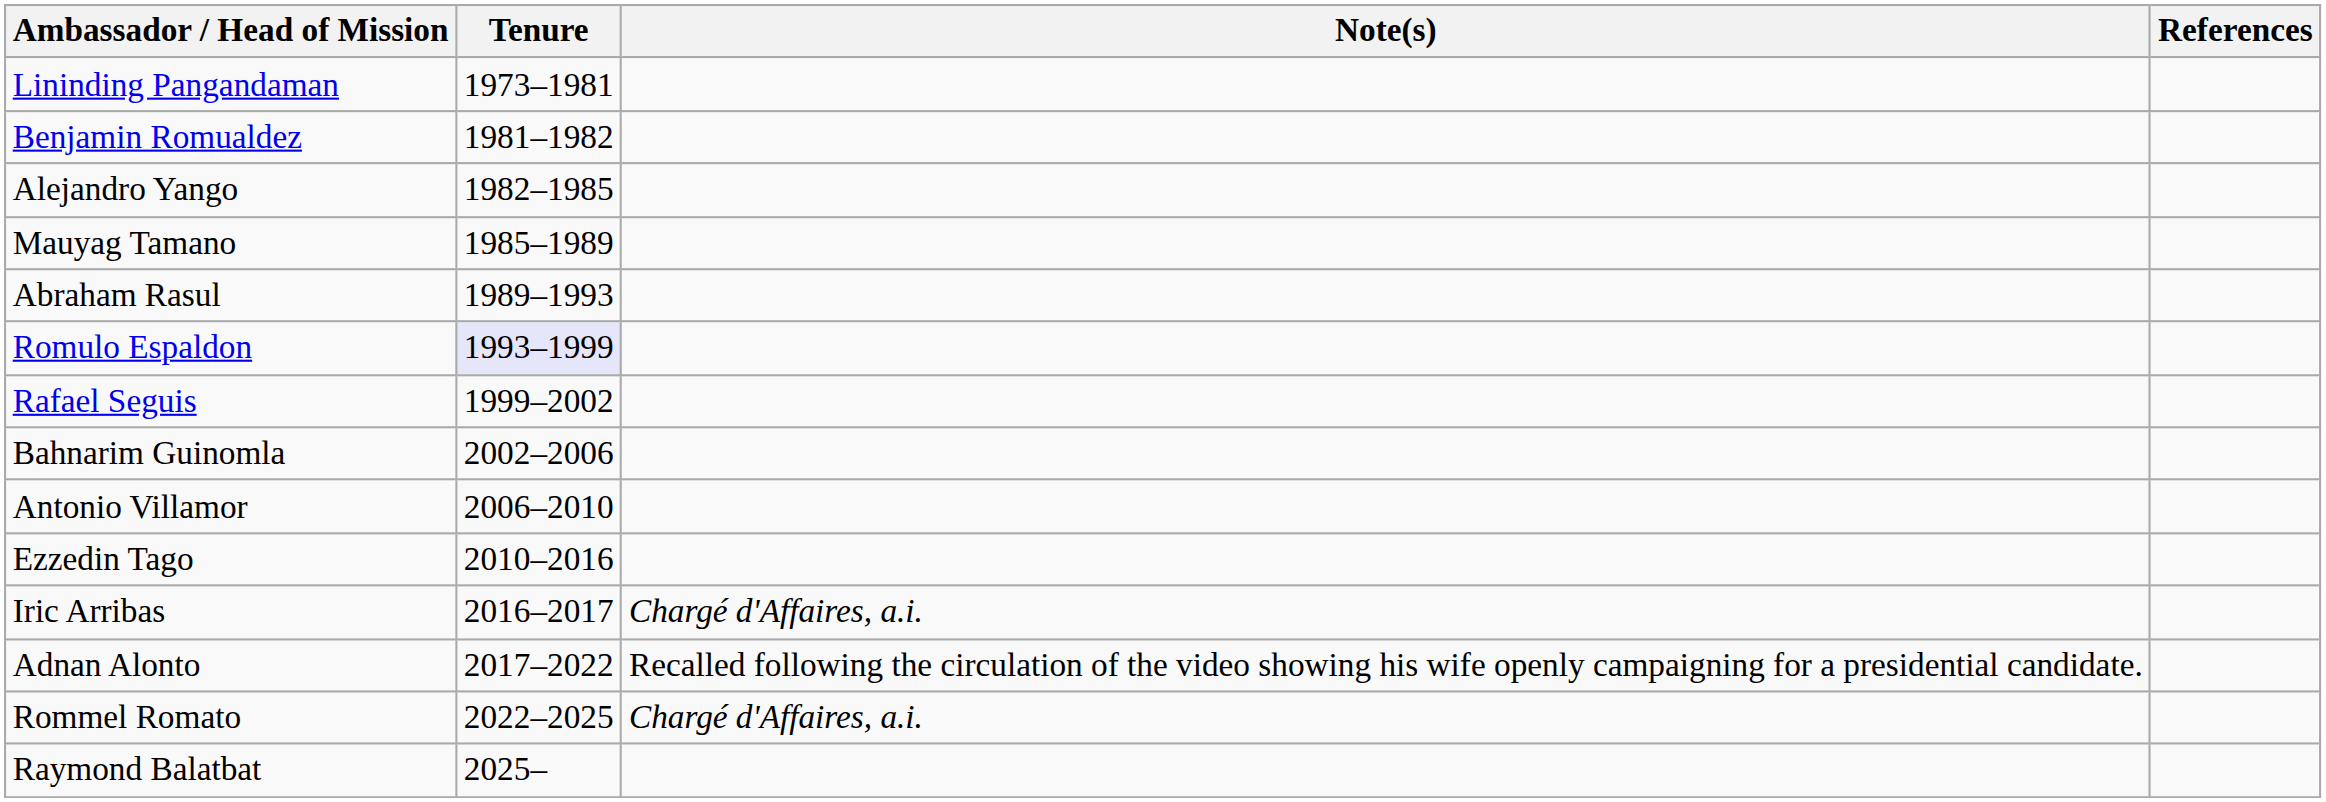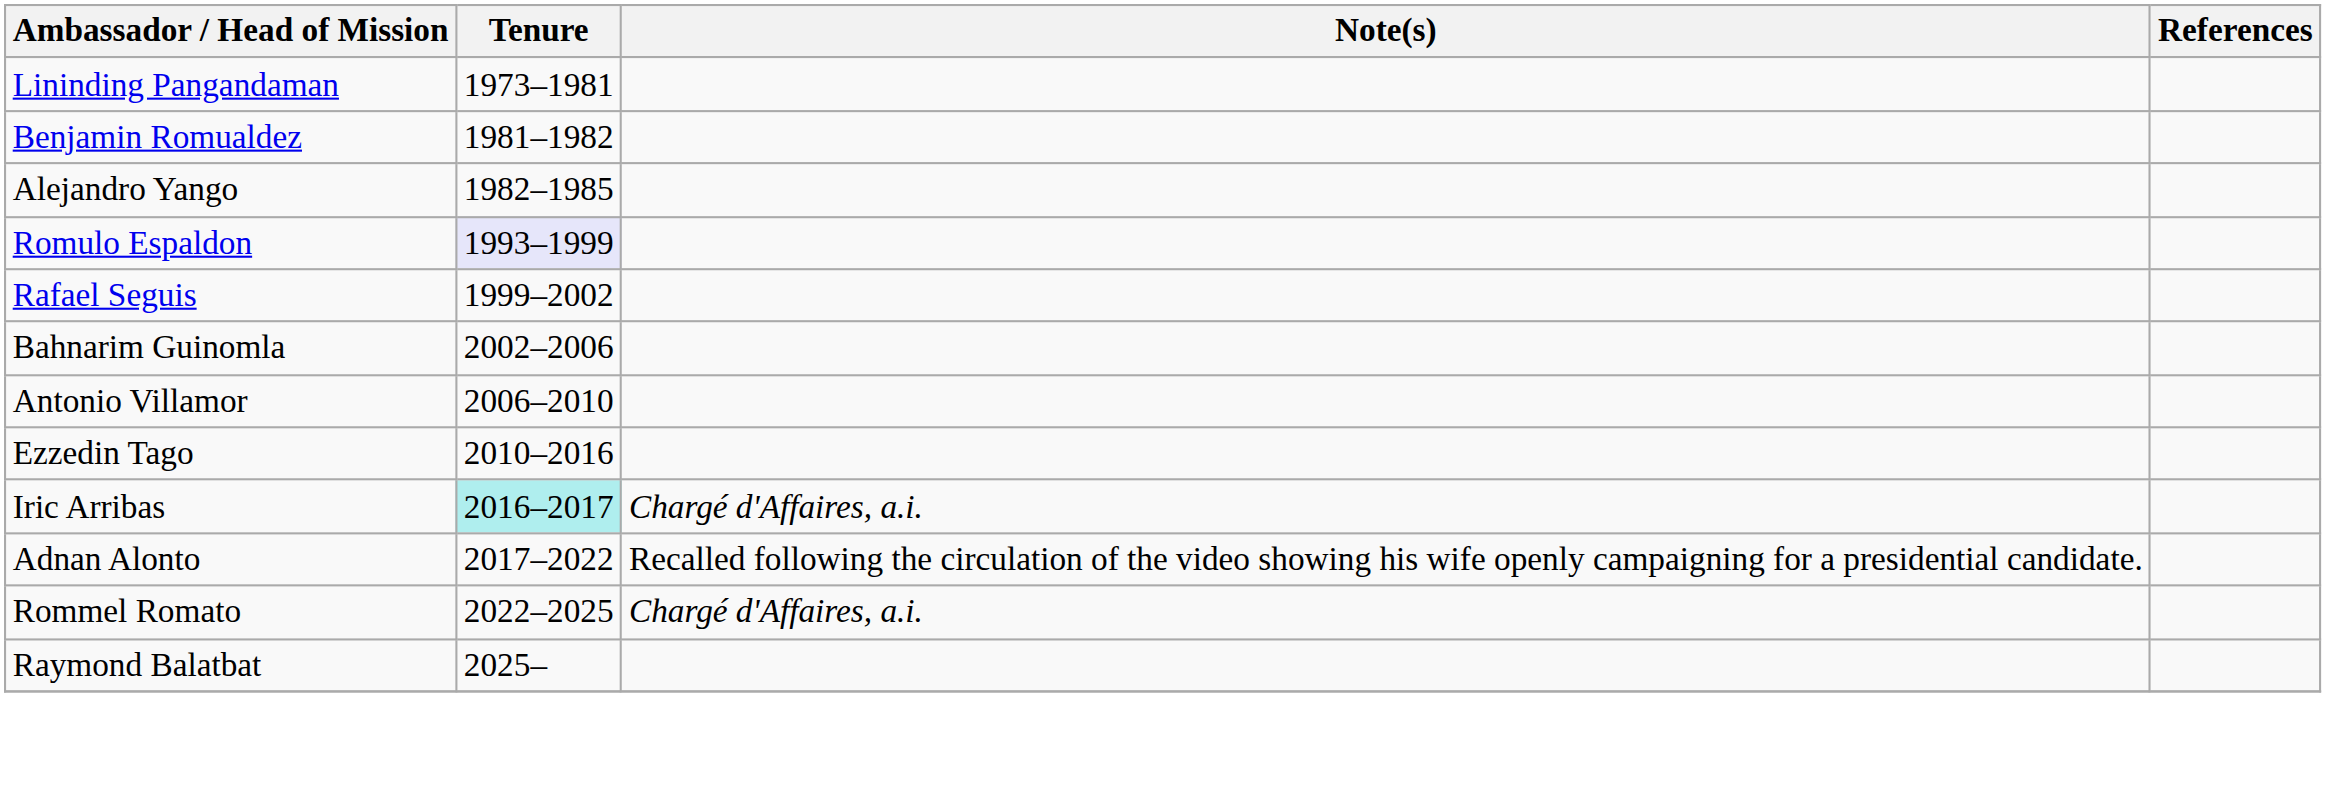- row: (124, 242)
- row: (117, 294)
(539, 611) no background -> (539, 505) paleturquoise background
